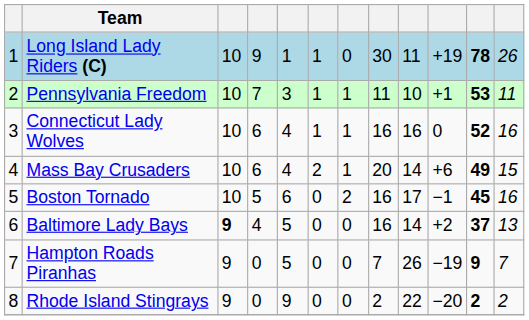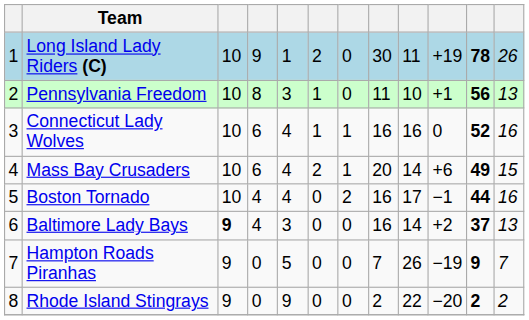(317, 56) 1 -> (317, 56) 2
(257, 94) 7 -> (257, 94) 8
(347, 94) 1 -> (347, 94) 0
(480, 94) 53 -> (480, 94) 56
(507, 94) 11 -> (508, 94) 13
(257, 197) 5 -> (257, 197) 4
(287, 197) 6 -> (287, 197) 4
(480, 197) 45 -> (480, 197) 44
(287, 225) 5 -> (287, 225) 3
